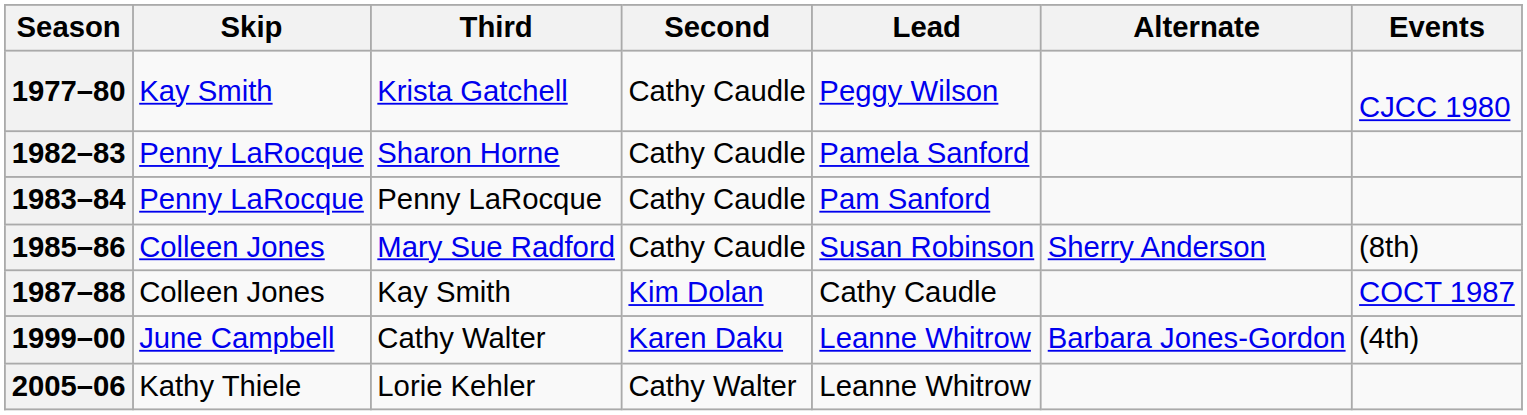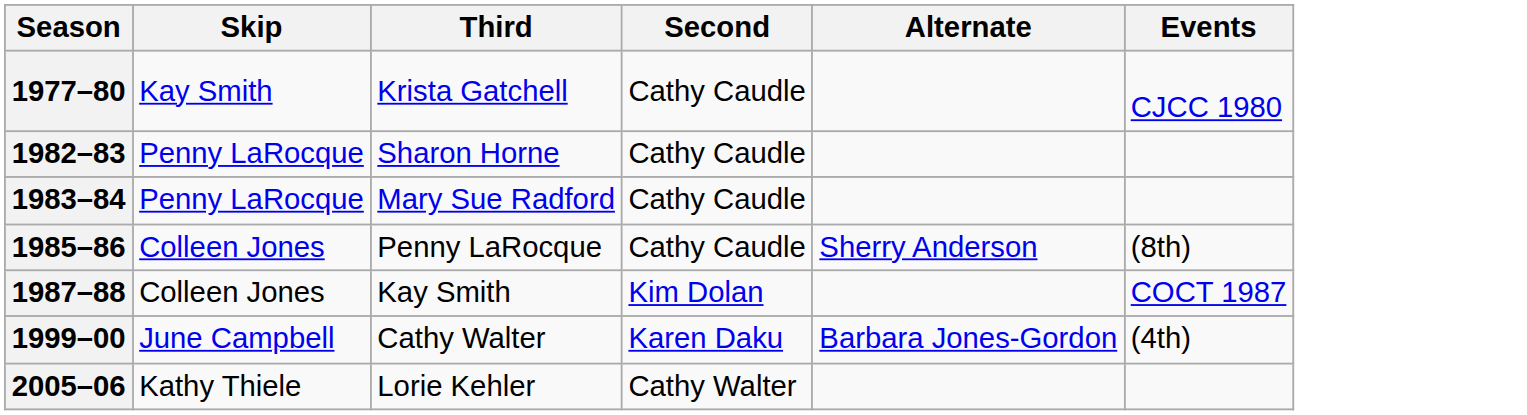- column: (927, 27)
(490, 199) Penny LaRocque -> (496, 199) Mary Sue Radford
(496, 246) Mary Sue Radford -> (490, 246) Penny LaRocque
